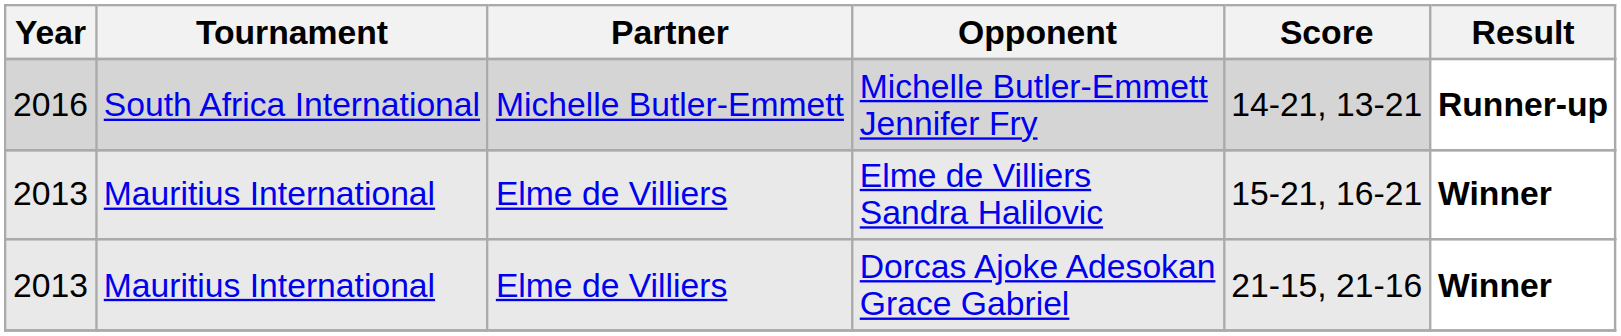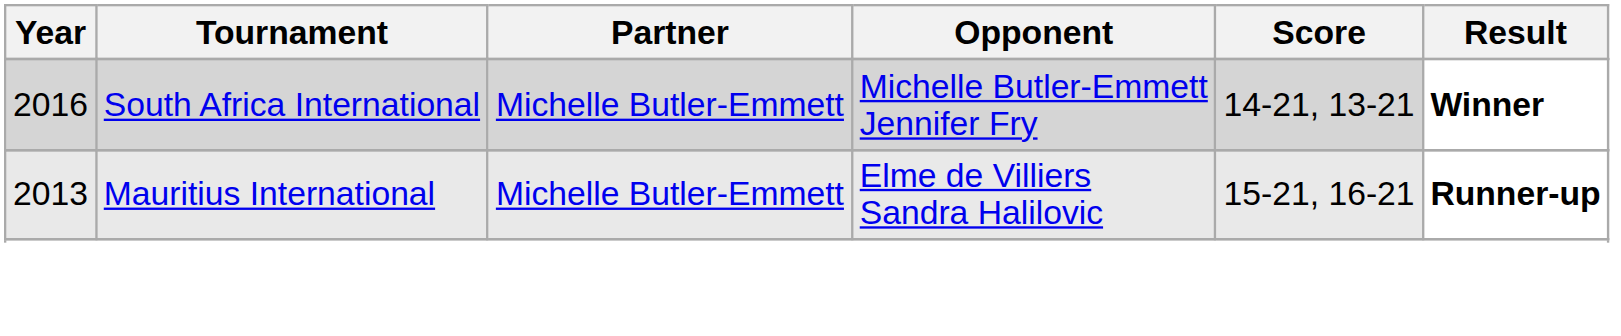(1523, 104) Runner-up -> (1487, 104) Winner
(612, 195) Elme de Villiers -> (670, 195) Michelle Butler-Emmett
(1495, 195) Winner -> (1515, 195) Runner-up
- row: (1038, 285)
